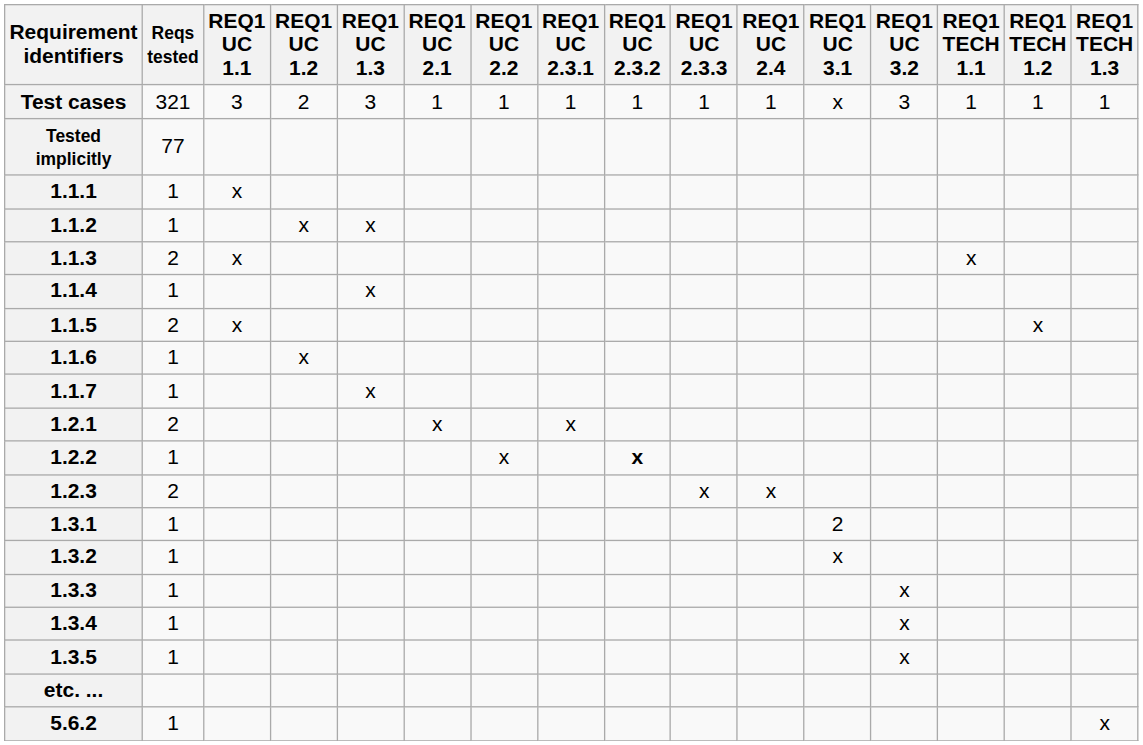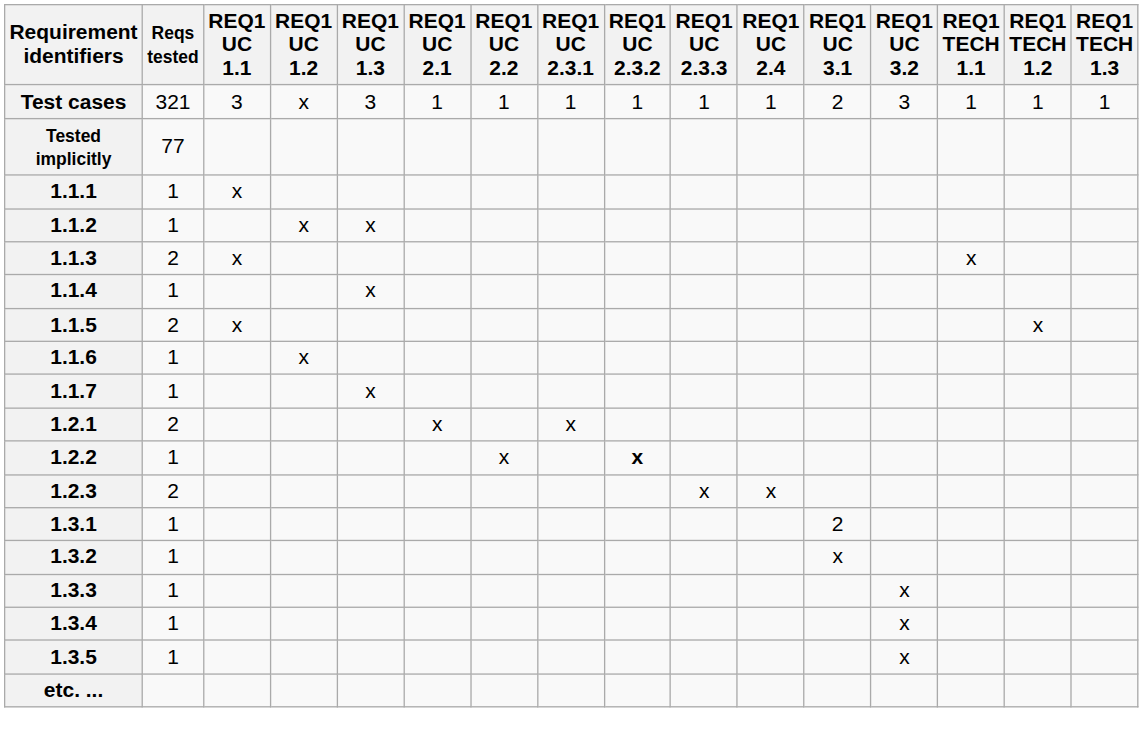(304, 101) 2 -> (304, 101) x
(838, 101) x -> (838, 101) 2
- row: (74, 723)
